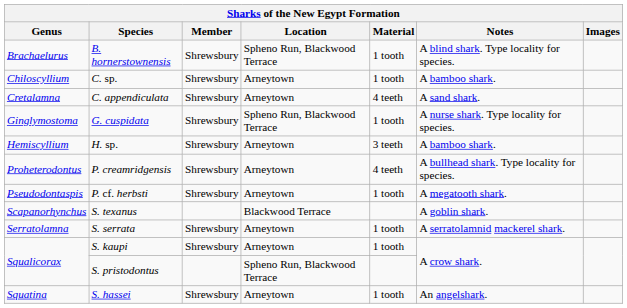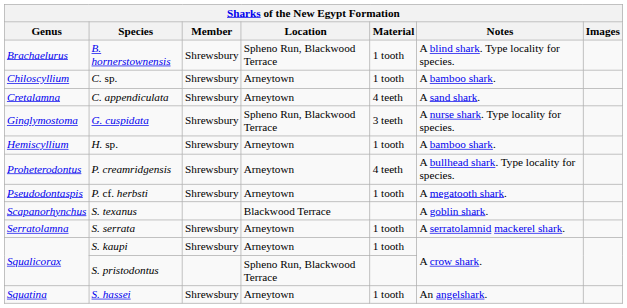(388, 121) 1 tooth -> (388, 121) 3 teeth
(388, 145) 3 teeth -> (388, 145) 1 tooth
